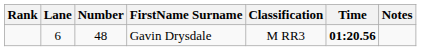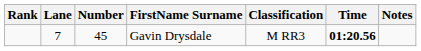(58, 35) 6 -> (58, 35) 7
(101, 35) 48 -> (101, 35) 45
